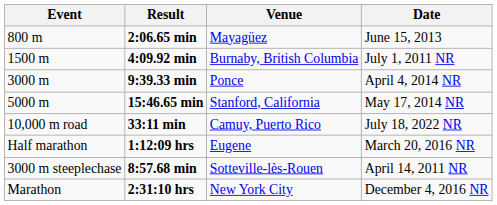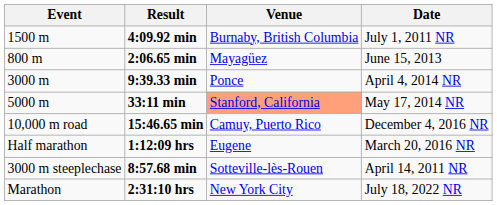rows swapped: (25, 37) <-> (28, 59)
(166, 102) 15:46.65 min -> (157, 102) 33:11 min
(265, 102) no background -> (265, 102) lightsalmon background
(157, 124) 33:11 min -> (166, 124) 15:46.65 min
(413, 124) July 18, 2022 NR -> (427, 124) December 4, 2016 NR
(427, 189) December 4, 2016 NR -> (413, 189) July 18, 2022 NR
